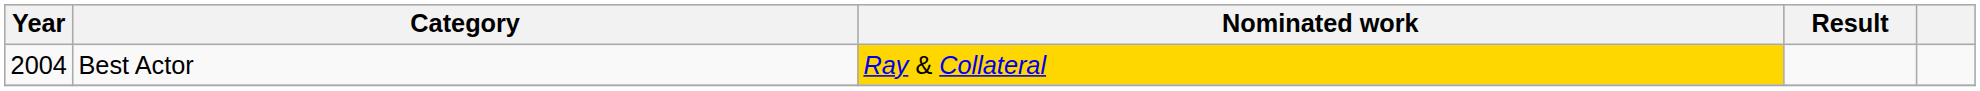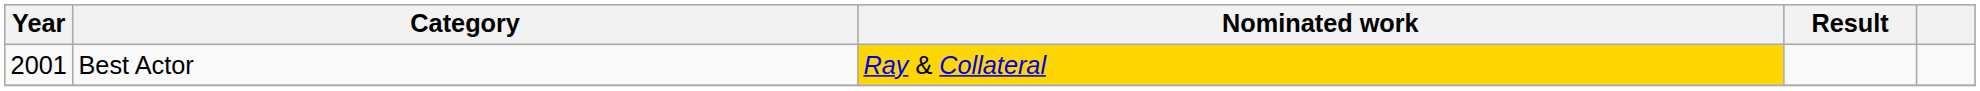(39, 64) 2004 -> (39, 64) 2001
